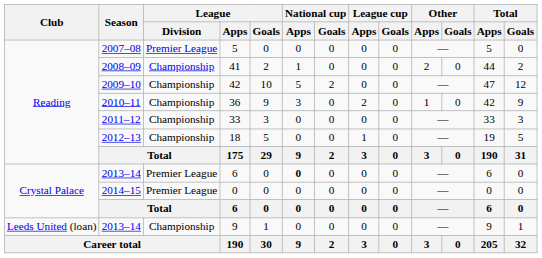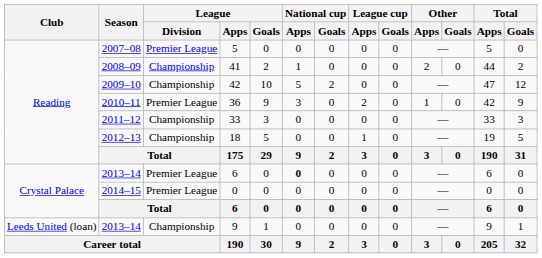(182, 102) Championship -> (182, 102) Premier League
